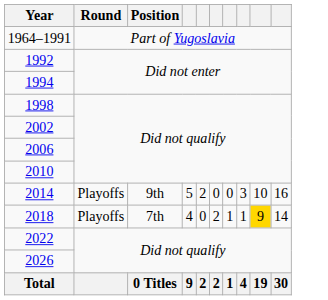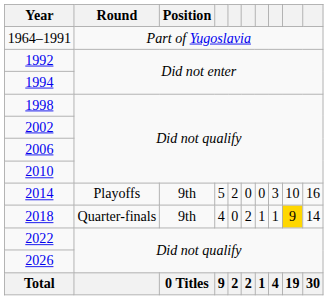(101, 216) Playoffs -> (117, 216) Quarter-finals
(155, 216) 7th -> (187, 216) 9th
